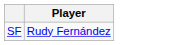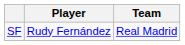+ column: (147, 13)
